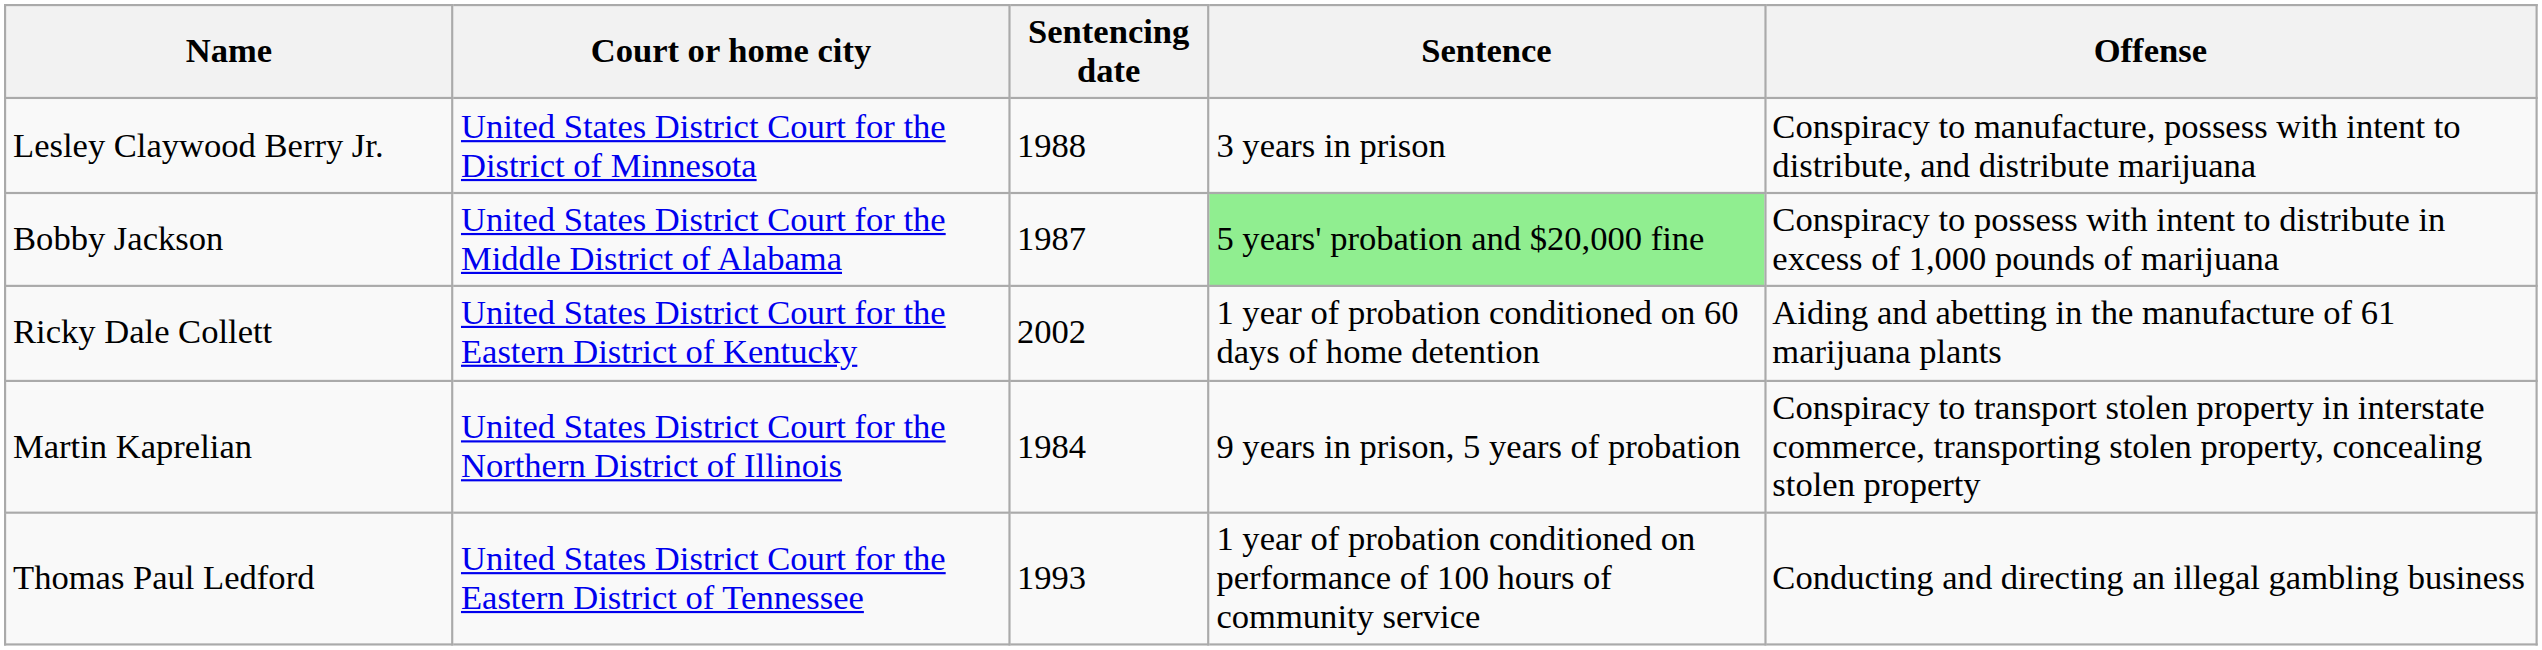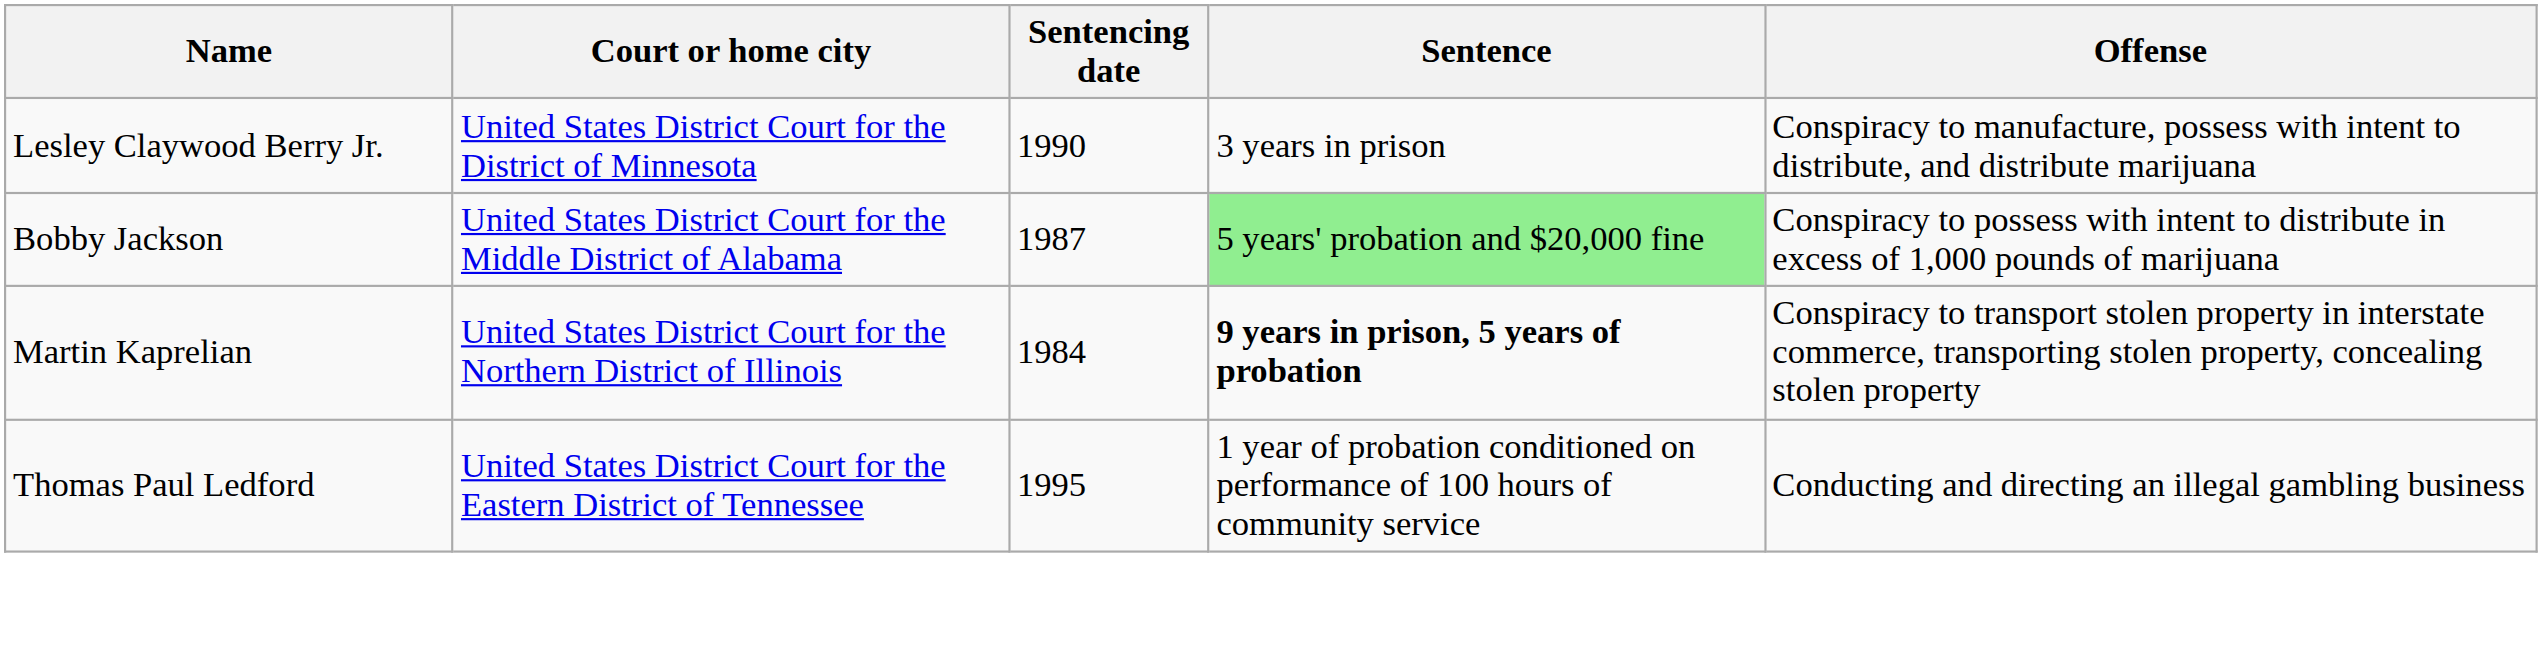(1051, 145) 1988 -> (1051, 145) 1990
- row: (143, 332)
(1478, 445) normal -> (1419, 351) bold
(1051, 578) 1993 -> (1051, 484) 1995
